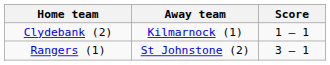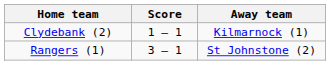columns swapped: (292, 14) <-> (195, 14)
